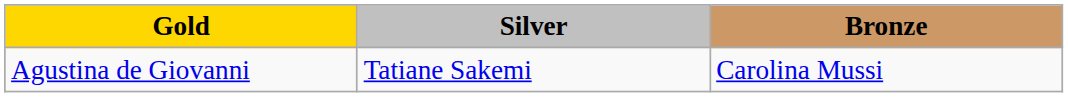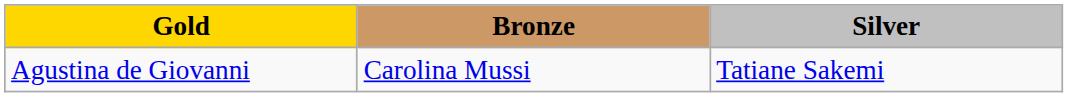columns swapped: (534, 26) <-> (886, 26)
